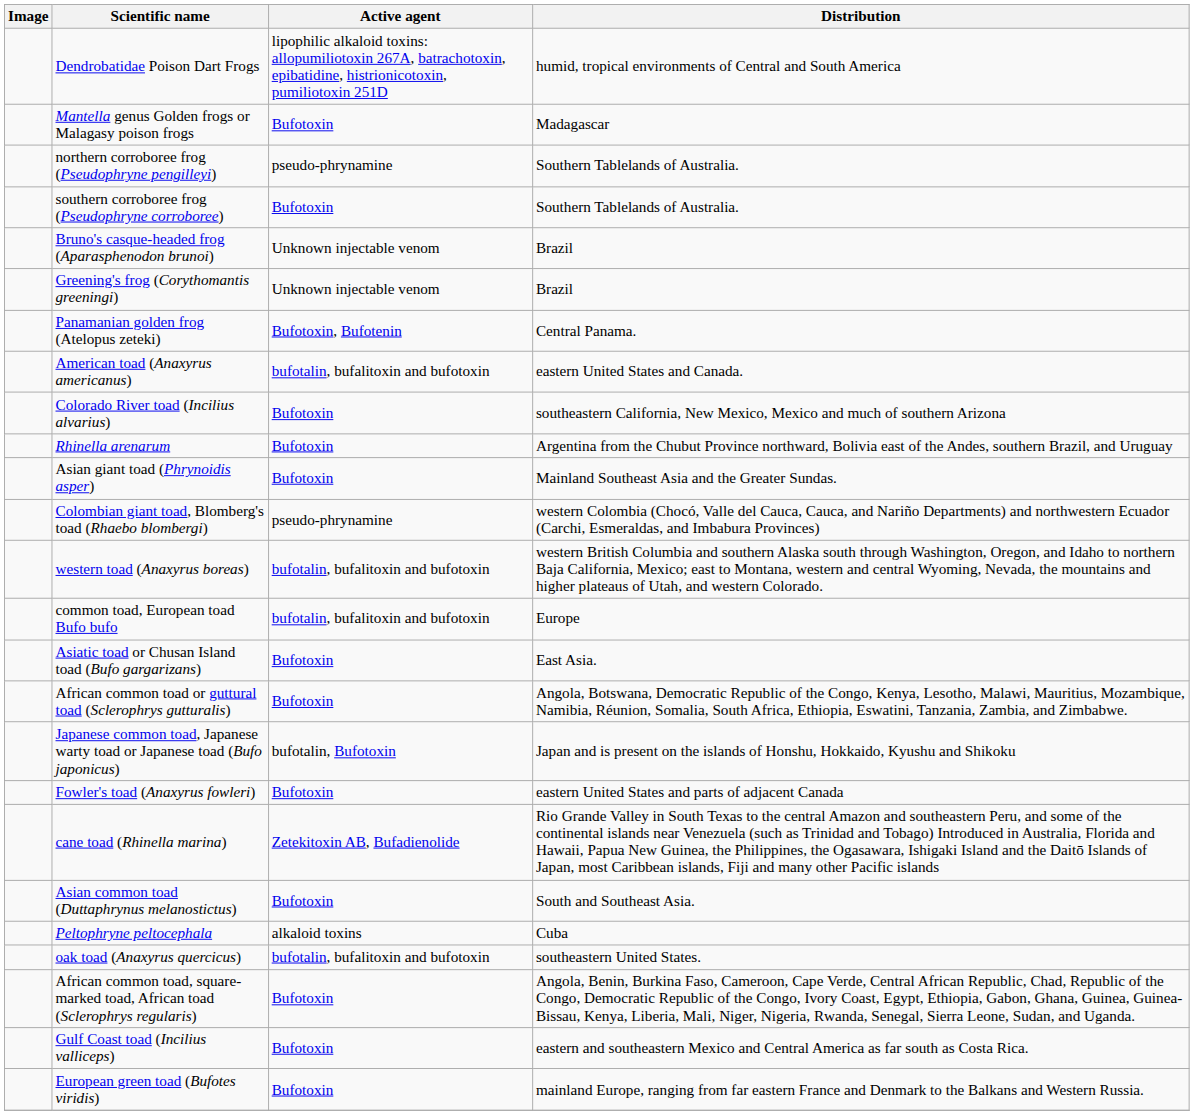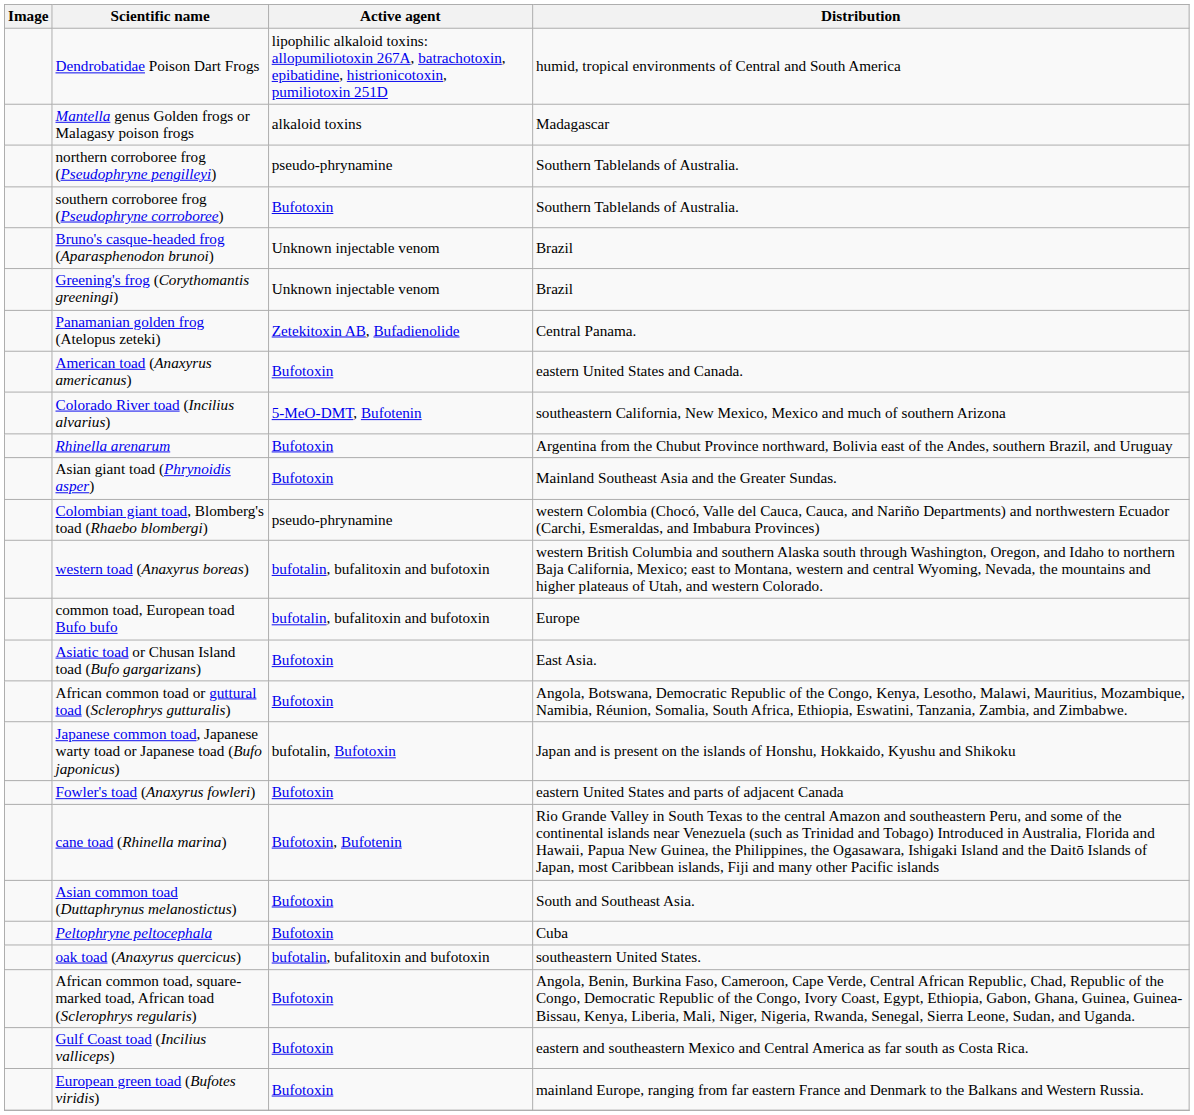(303, 124) Bufotoxin -> (317, 124) alkaloid toxins
(337, 330) Bufotoxin, Bufotenin -> (366, 330) Zetekitoxin AB, Bufadienolide
(381, 371) bufotalin, bufalitoxin and bufotoxin -> (303, 371) Bufotoxin
(303, 413) Bufotoxin -> (347, 413) 5-MeO-DMT, Bufotenin
(366, 842) Zetekitoxin AB, Bufadienolide -> (337, 842) Bufotoxin, Bufotenin
(317, 933) alkaloid toxins -> (303, 933) Bufotoxin
